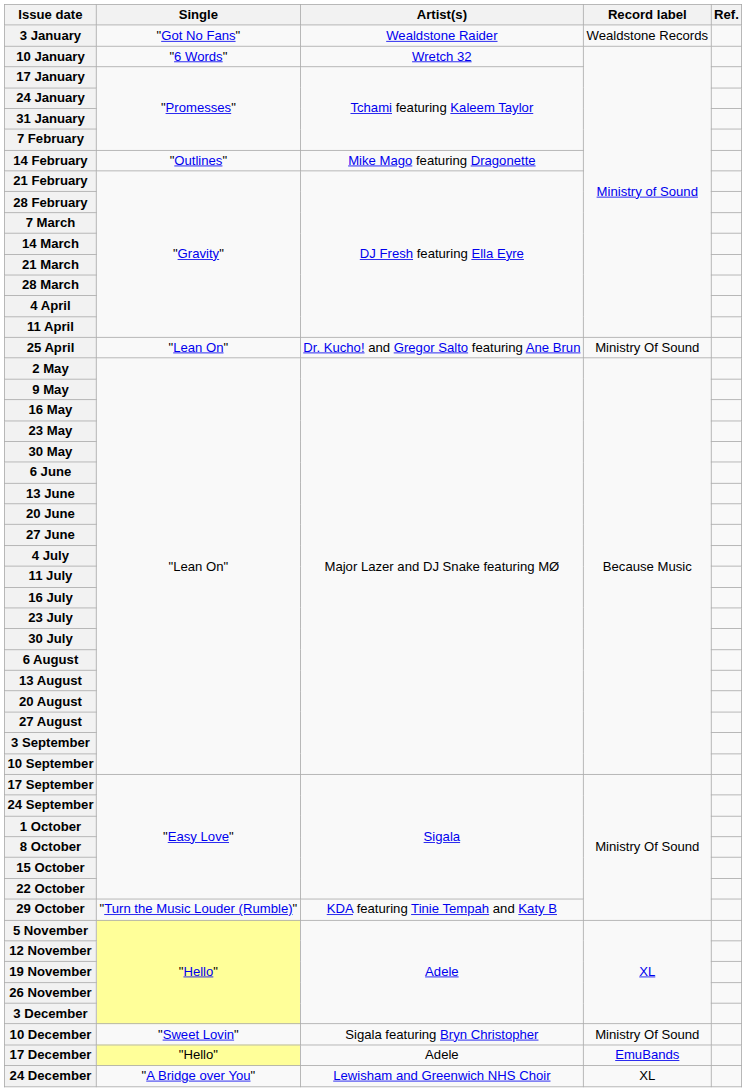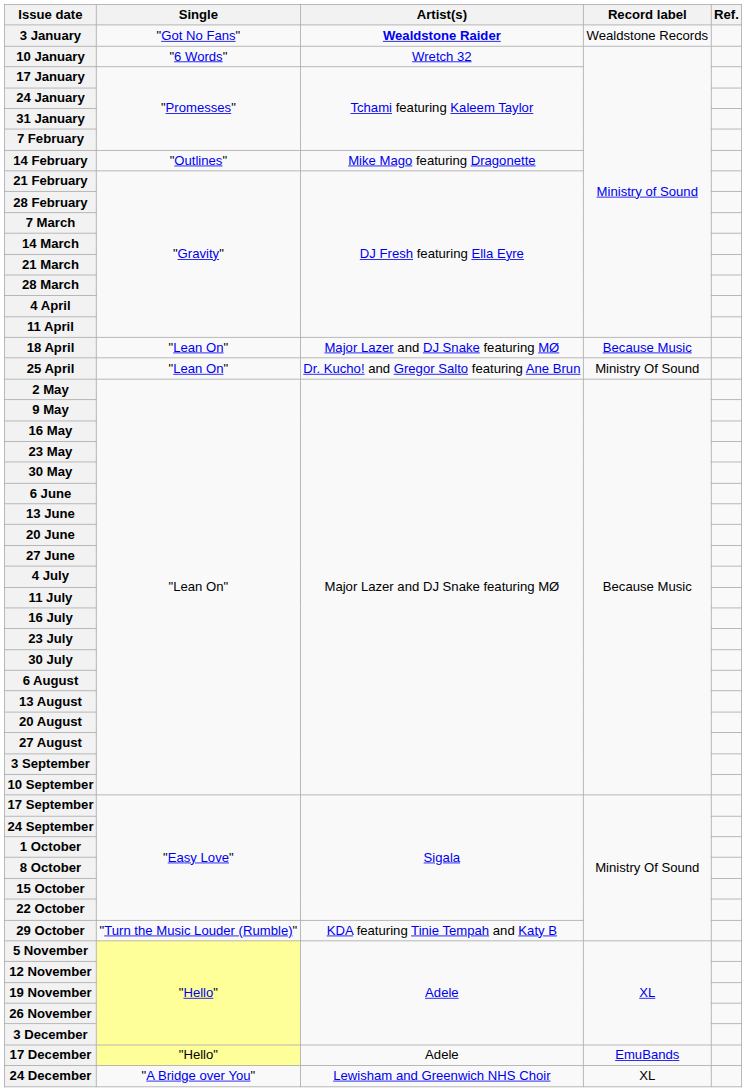(442, 35) normal -> (442, 35) bold
+ row: (50, 347)
- row: (50, 1034)
